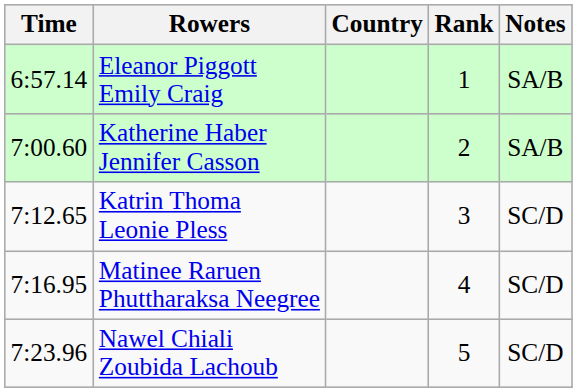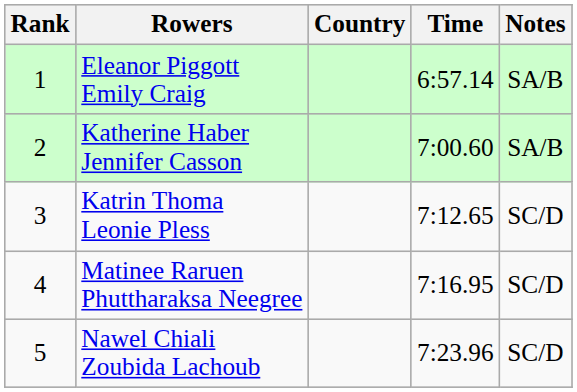columns swapped: (464, 24) <-> (49, 24)
